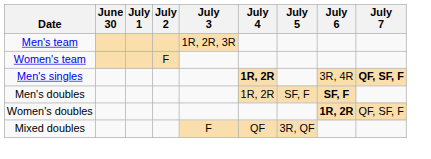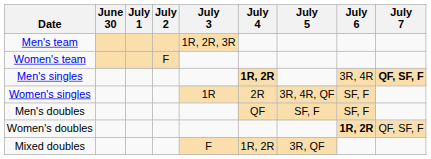+ row: (50, 94)
(258, 94) 1R, 2R -> (258, 111) QF
(336, 94) bold -> (356, 111) normal
(258, 128) QF -> (258, 146) 1R, 2R
